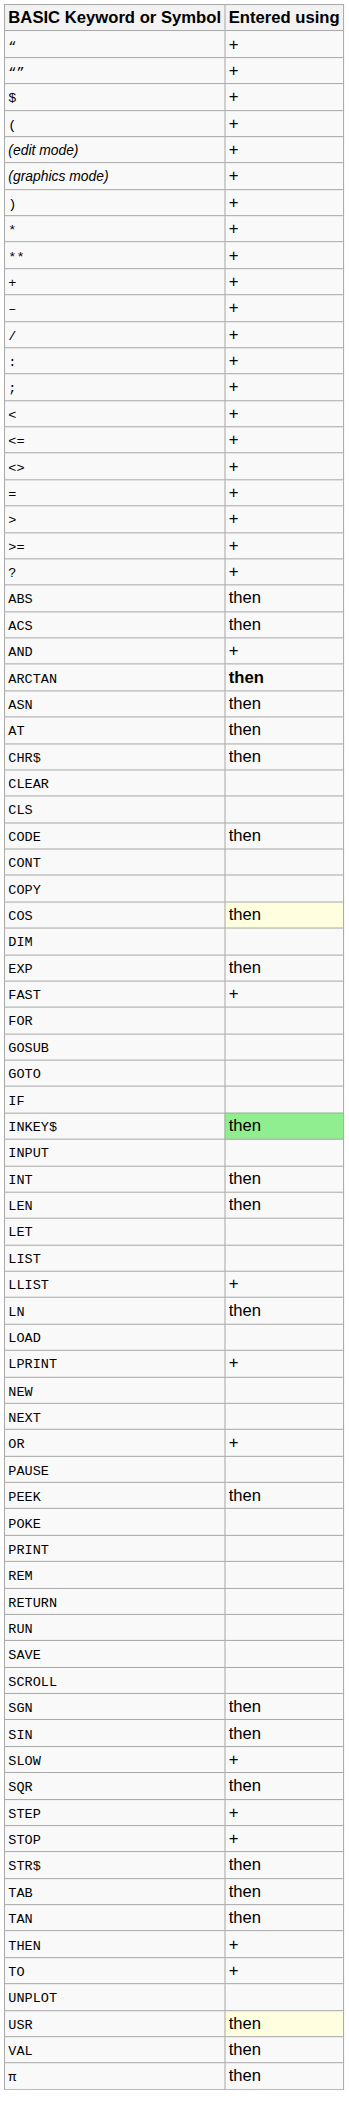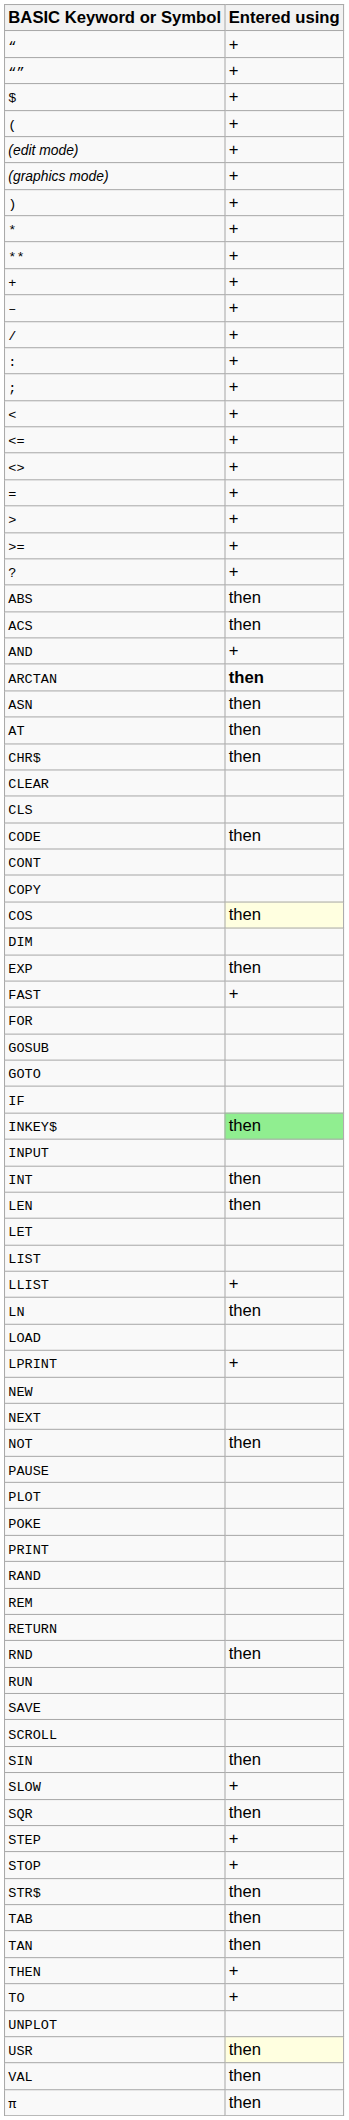+ row: (21, 1444)
- row: (16, 1444)
- row: (25, 1497)
+ row: (25, 1497)
+ row: (25, 1576)
+ row: (21, 1655)
- row: (21, 1708)
